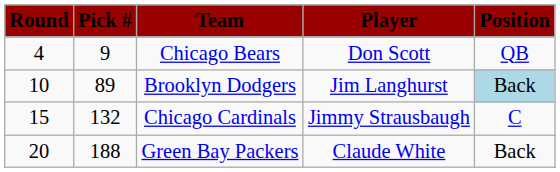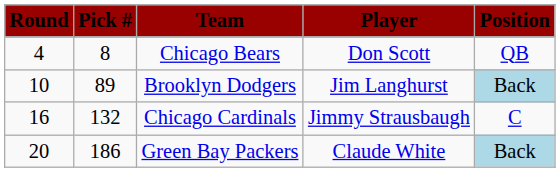(105, 53) 9 -> (105, 53) 8
(39, 118) 15 -> (39, 118) 16
(105, 150) 188 -> (105, 150) 186
(515, 150) no background -> (515, 150) lightblue background
